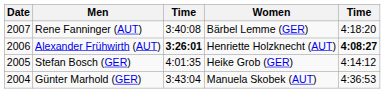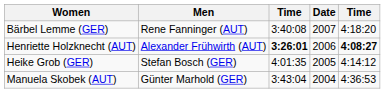columns swapped: (19, 12) <-> (271, 12)
